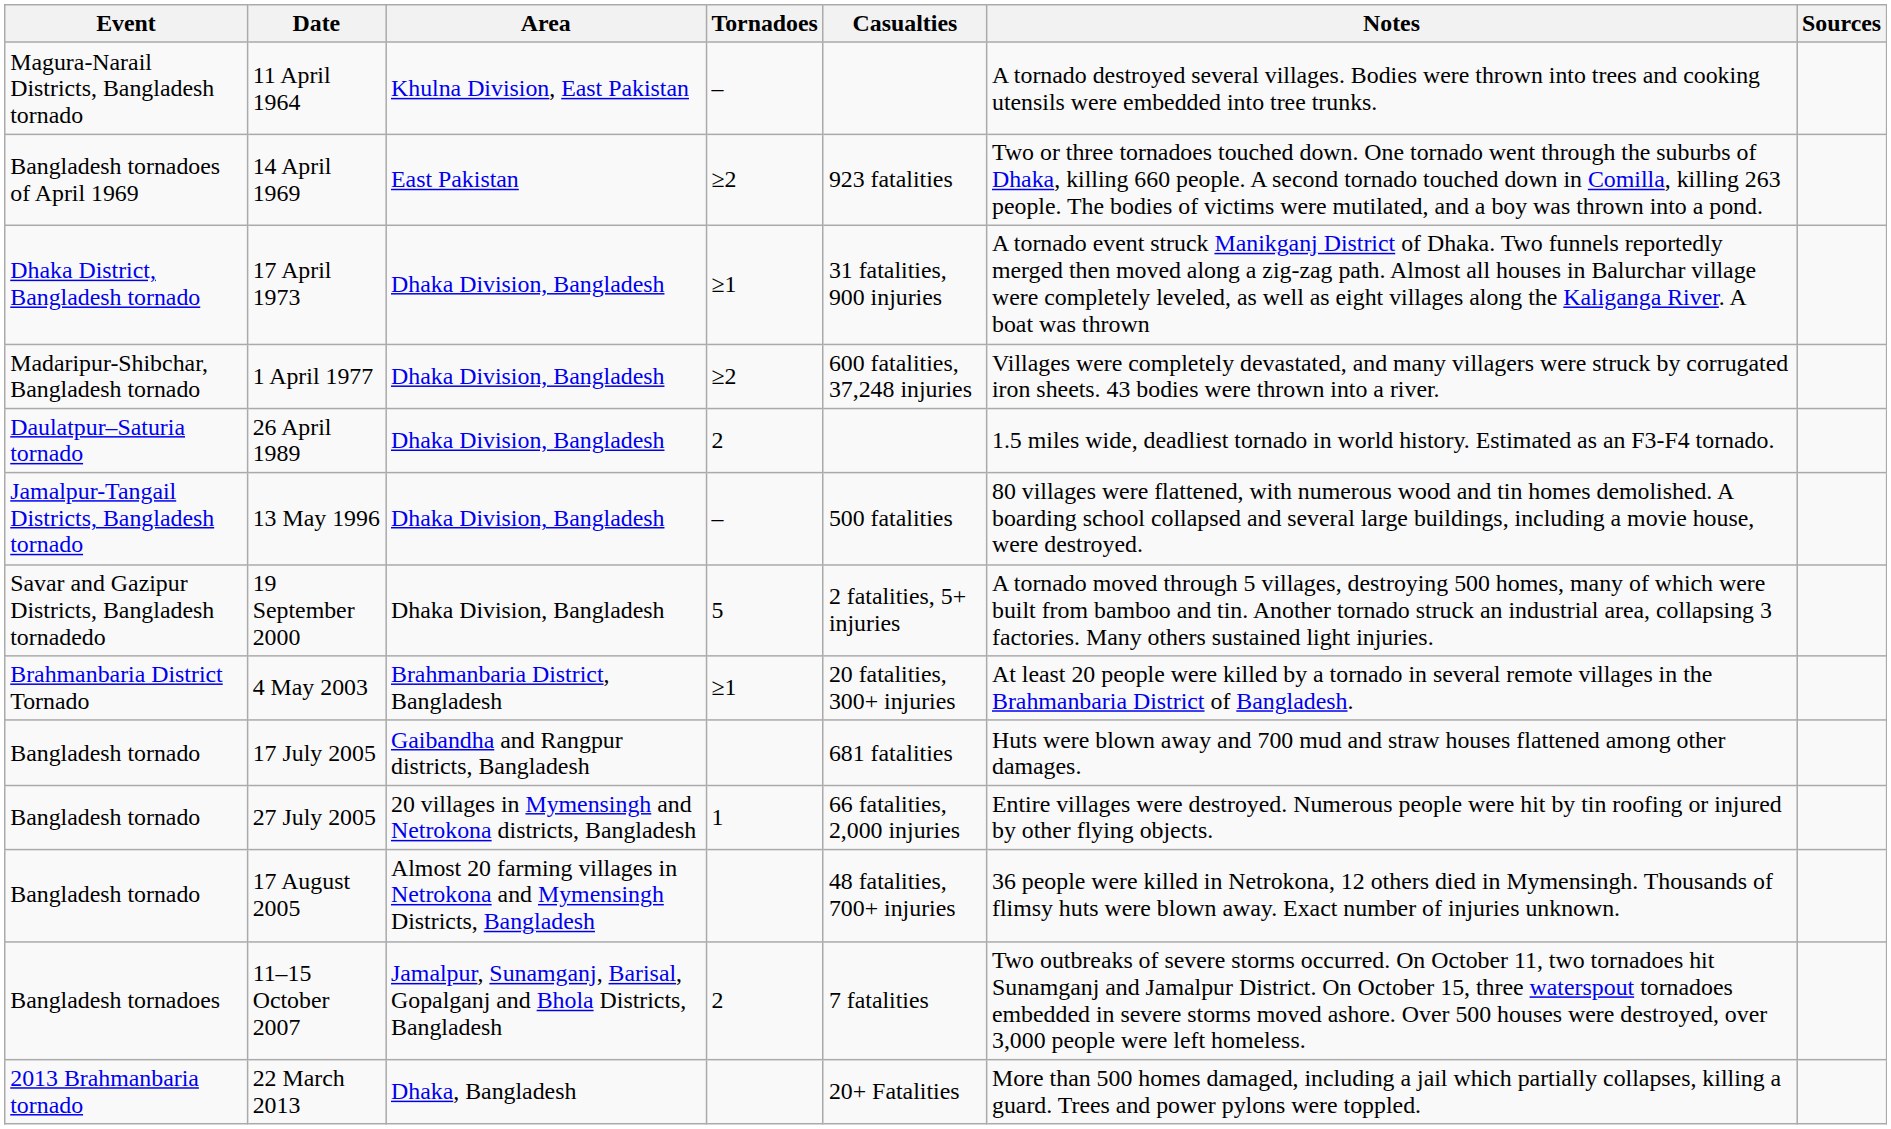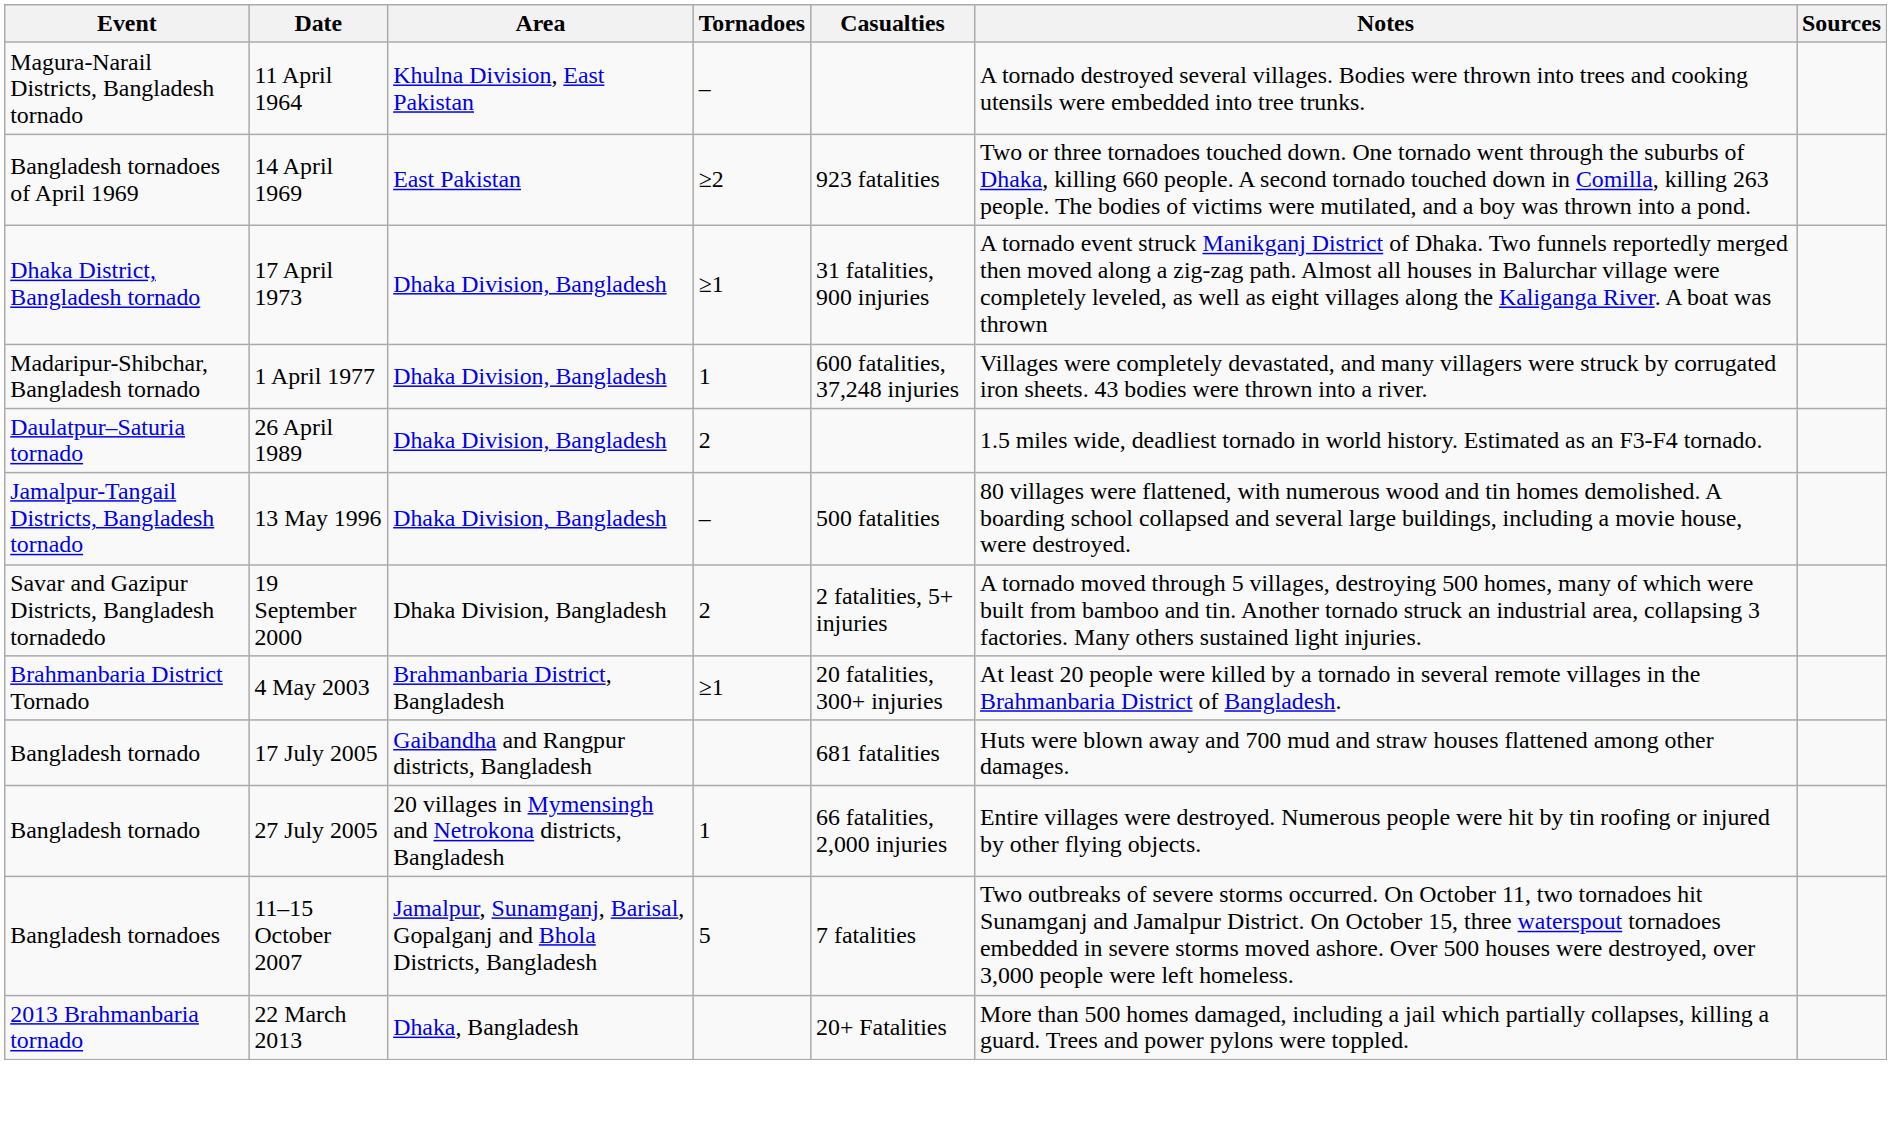(724, 375) ≥2 -> (705, 375) 1
(717, 609) 5 -> (705, 609) 2
- row: (301, 895)
(717, 1000) 2 -> (705, 935) 5
